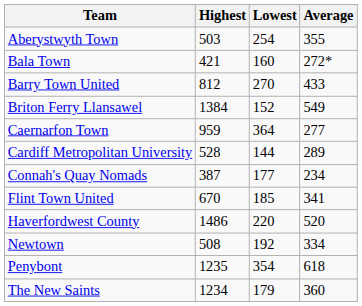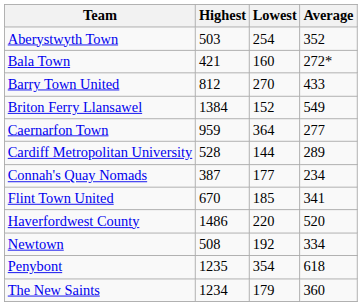(314, 38) 355 -> (314, 38) 352
